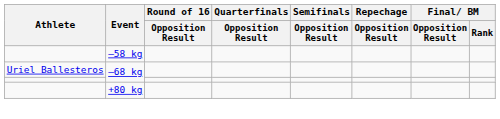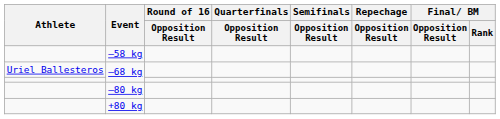+ row: (55, 90)
